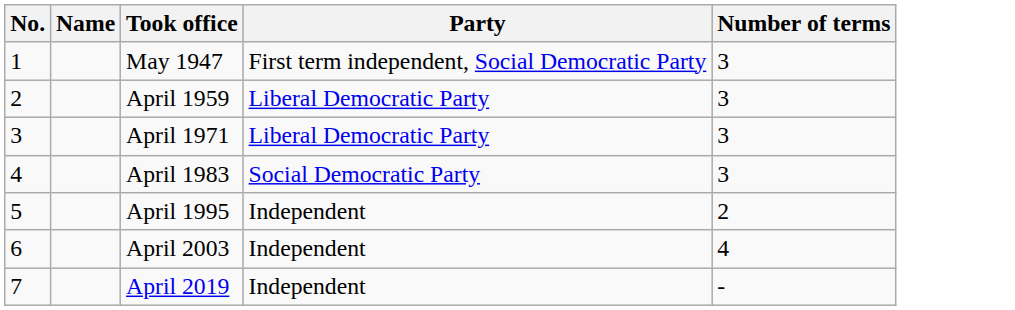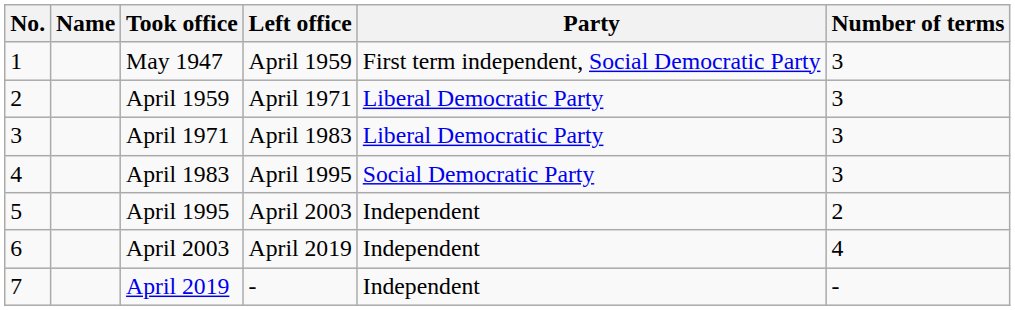+ column: (300, 23)
